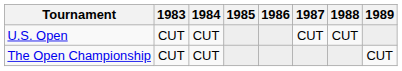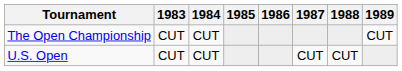rows swapped: (38, 35) <-> (79, 56)
